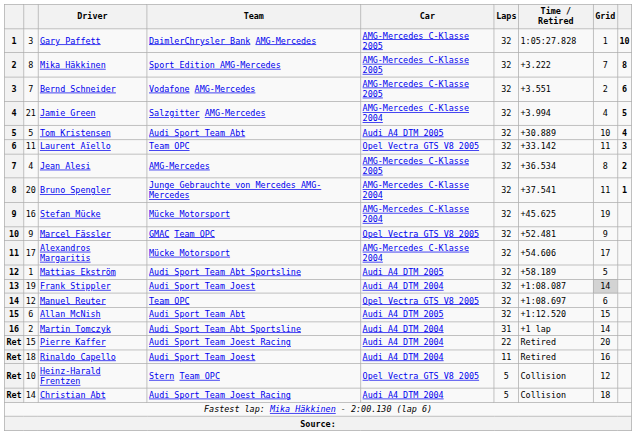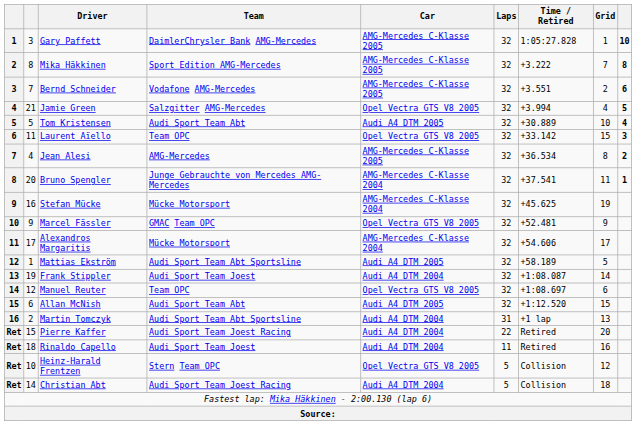(416, 113) AMG-Mercedes C-Klasse 2004 -> (421, 108) Opel Vectra GTS V8 2005
(605, 146) 11 -> (605, 136) 15
(605, 286) lightgrey background -> (605, 276) no background
(605, 328) 14 -> (605, 318) 13
